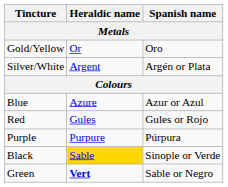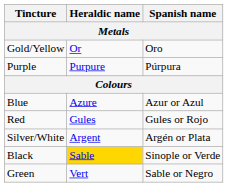rows swapped: (36, 66) <-> (22, 137)
(80, 173) bold -> (79, 173) normal
